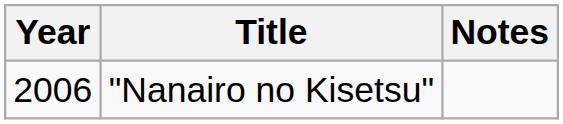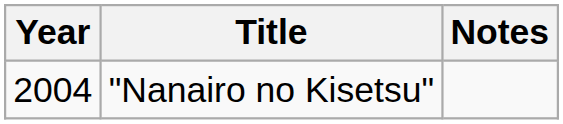(53, 88) 2006 -> (53, 88) 2004
